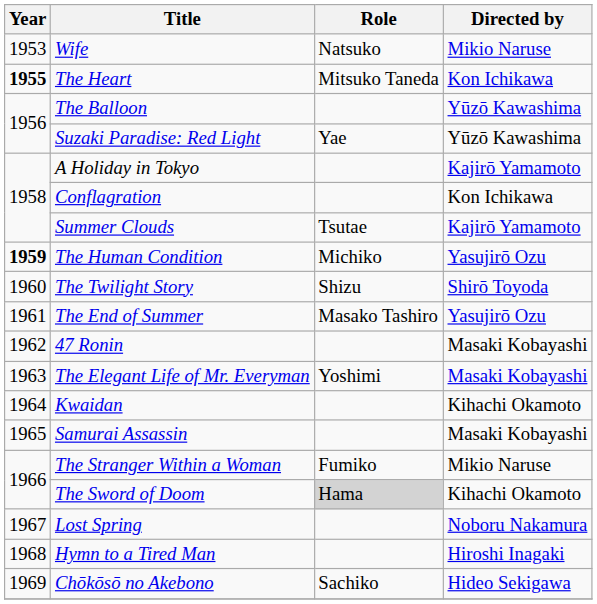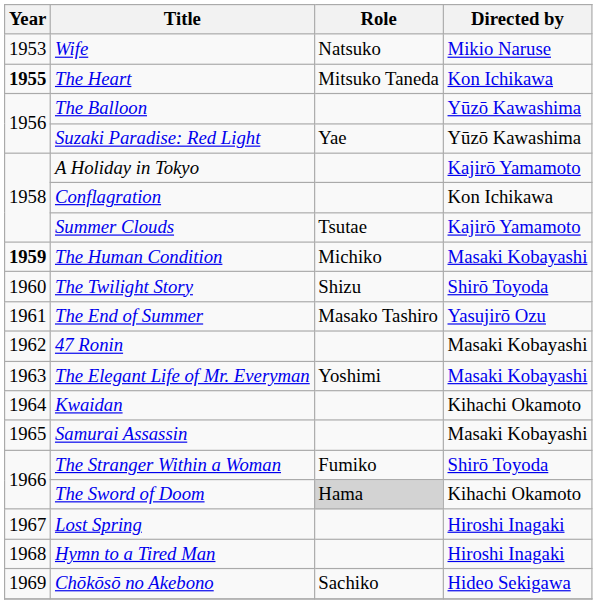(497, 256) Yasujirō Ozu -> (517, 256) Masaki Kobayashi
(499, 464) Mikio Naruse -> (498, 464) Shirō Toyoda
(517, 524) Noboru Nakamura -> (506, 524) Hiroshi Inagaki
